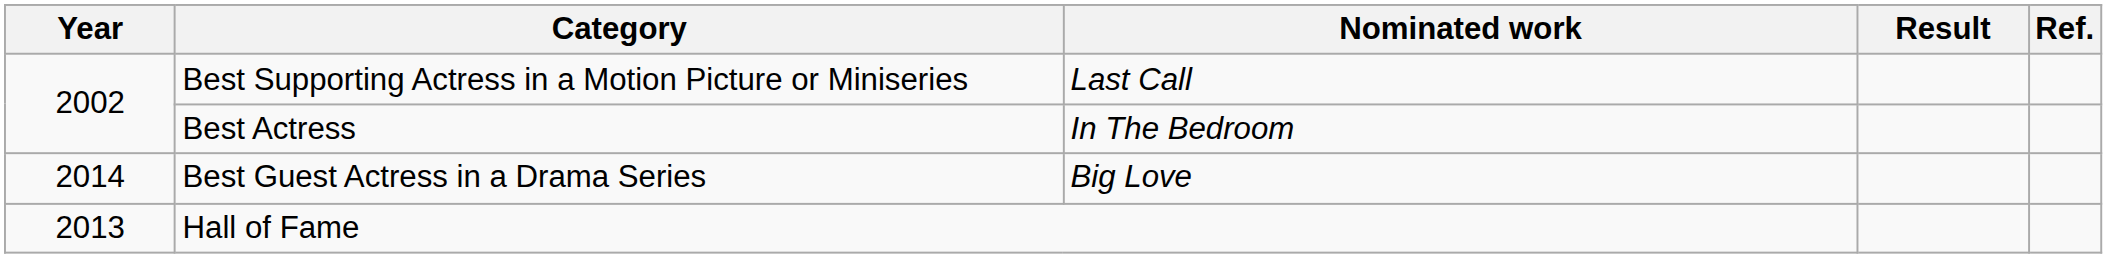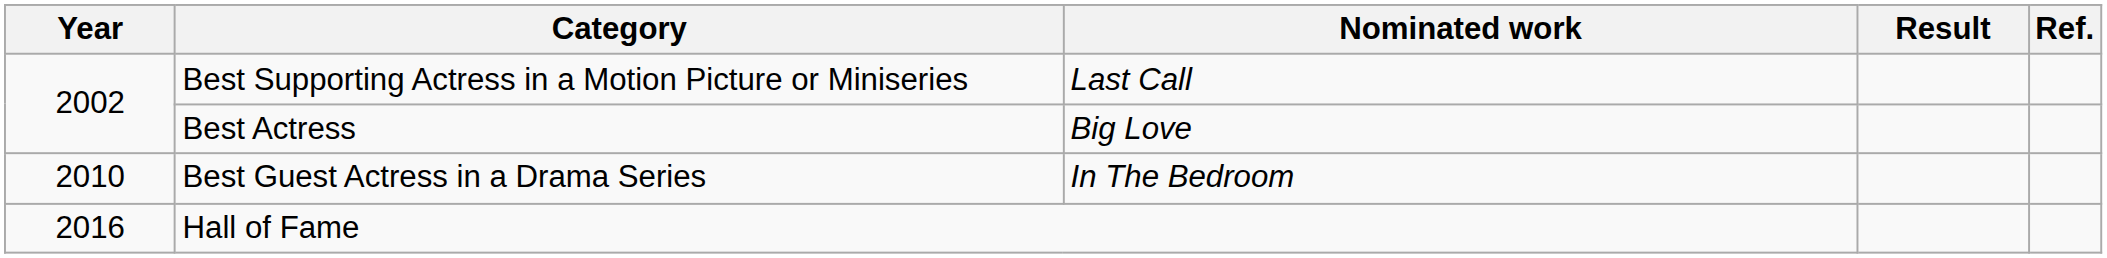(1182, 128) In The Bedroom -> (1131, 128) Big Love
(90, 177) 2014 -> (90, 177) 2010
(1131, 177) Big Love -> (1182, 177) In The Bedroom
(90, 227) 2013 -> (90, 227) 2016
